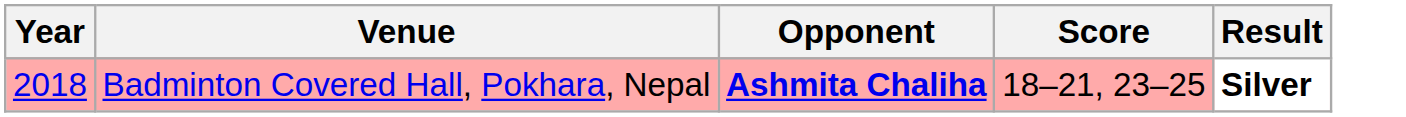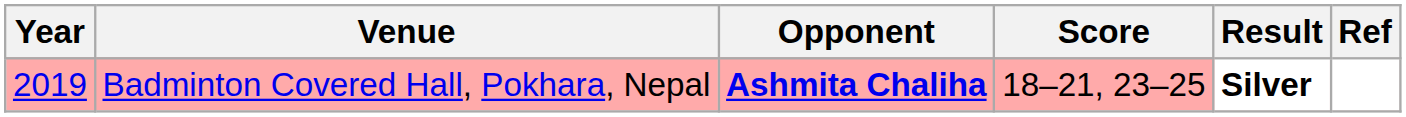+ column: (1365, 32)
(50, 84) 2018 -> (50, 84) 2019
